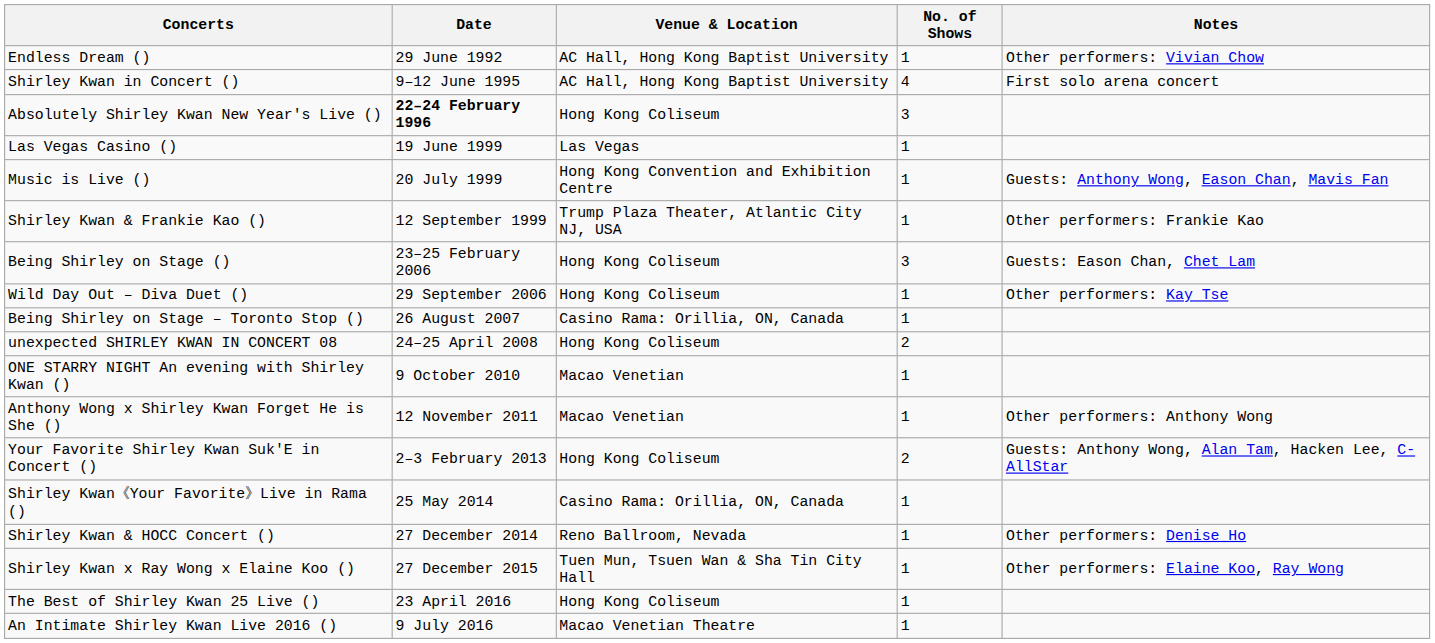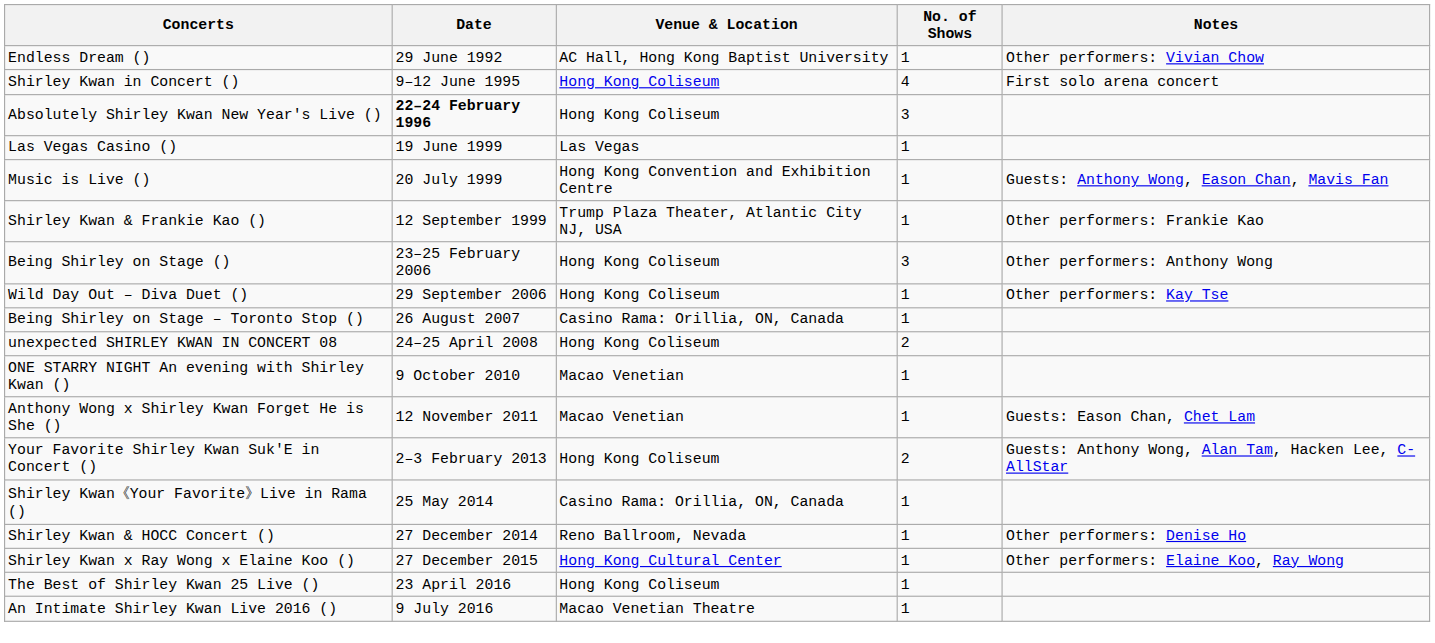(724, 82) AC Hall, Hong Kong Baptist University -> (639, 82) Hong Kong Coliseum
(1131, 263) Guests: Eason Chan, Chet Lam -> (1139, 263) Other performers: Anthony Wong
(1139, 418) Other performers: Anthony Wong -> (1131, 418) Guests: Eason Chan, Chet Lam
(711, 569) Tuen Mun, Tsuen Wan & Sha Tin City Hall -> (671, 560) Hong Kong Cultural Center
